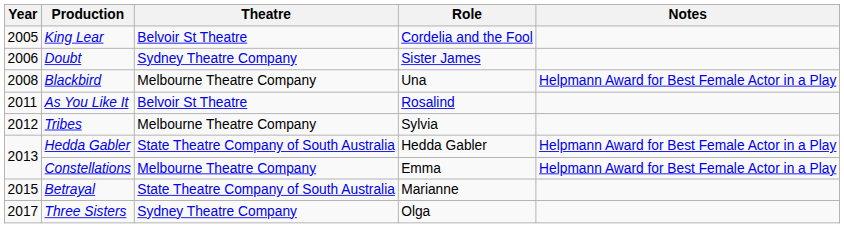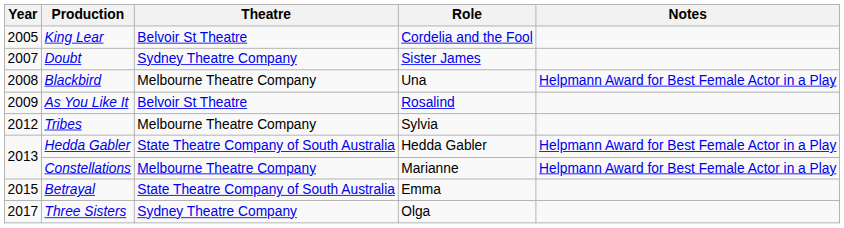(23, 59) 2006 -> (23, 59) 2007
(22, 102) 2011 -> (23, 102) 2009
(421, 168) Emma -> (430, 168) Marianne
(430, 189) Marianne -> (421, 189) Emma
